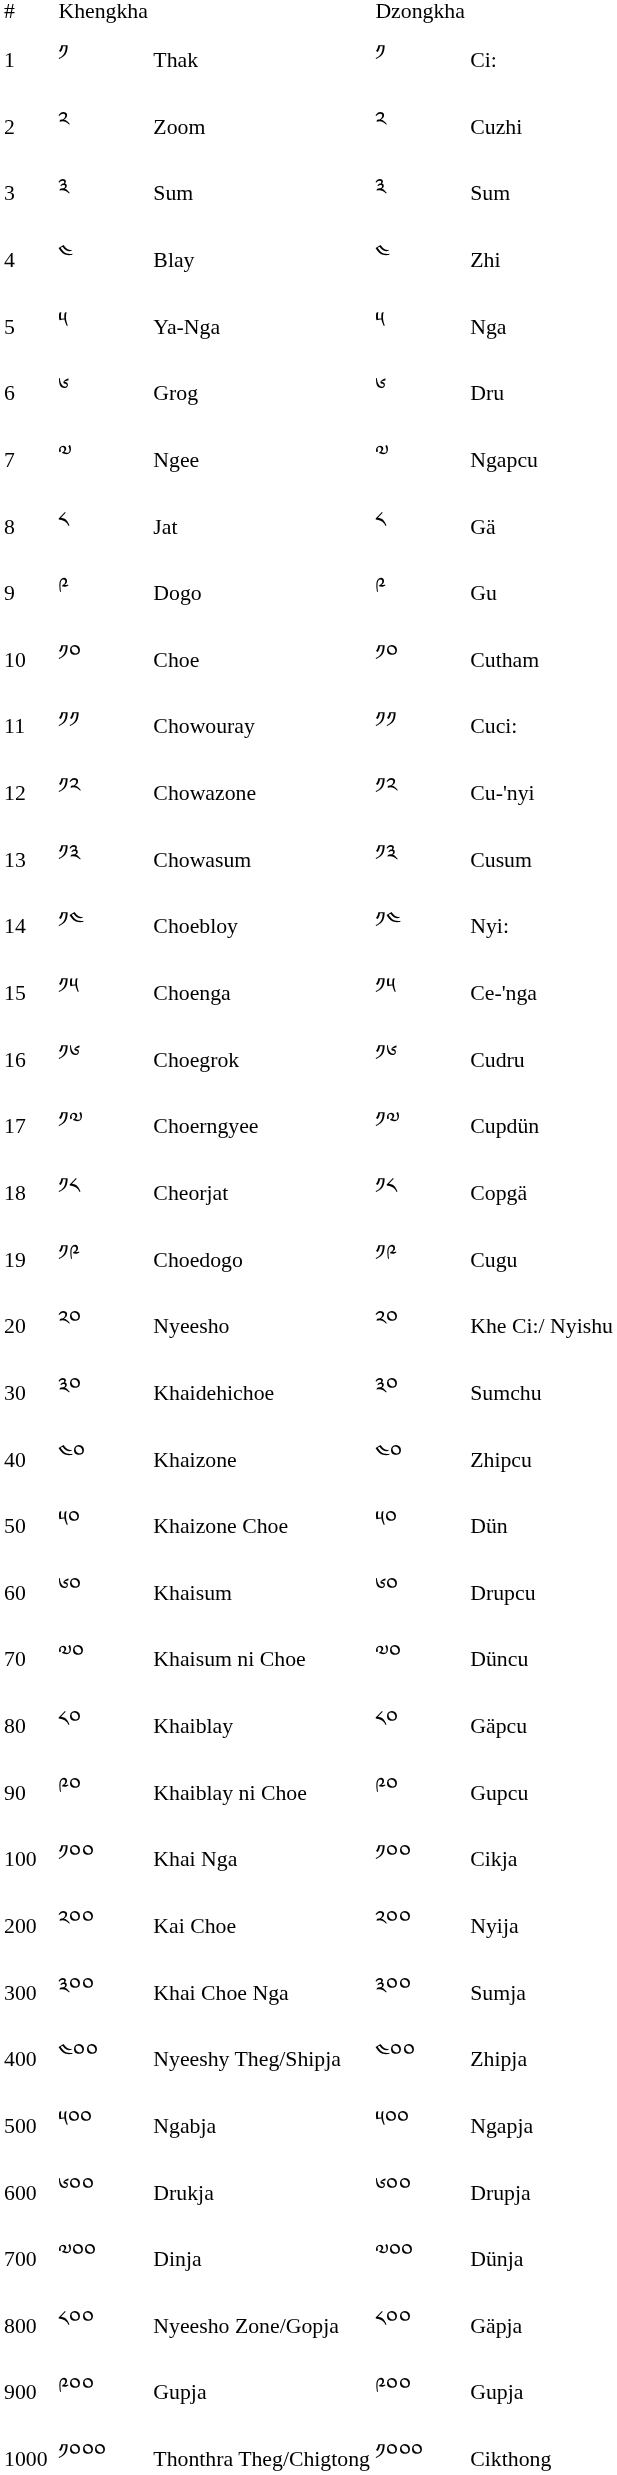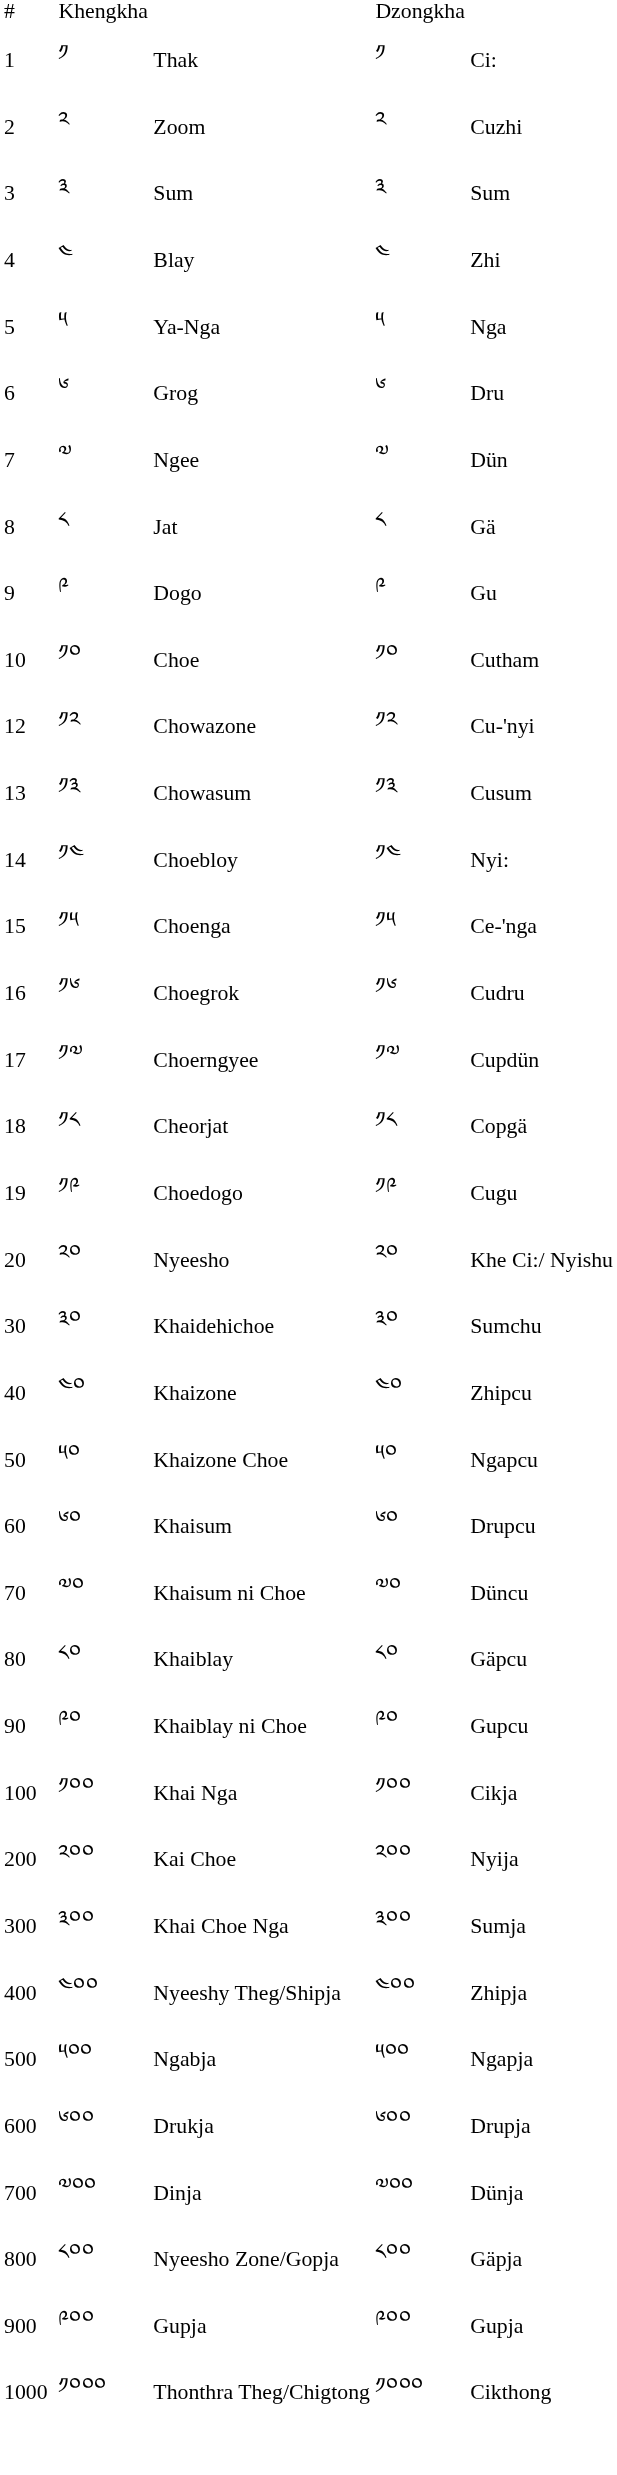(504, 459) Ngapcu -> (489, 459) Dün
- row: (204, 725)
(489, 1525) Dün -> (504, 1458) Ngapcu
